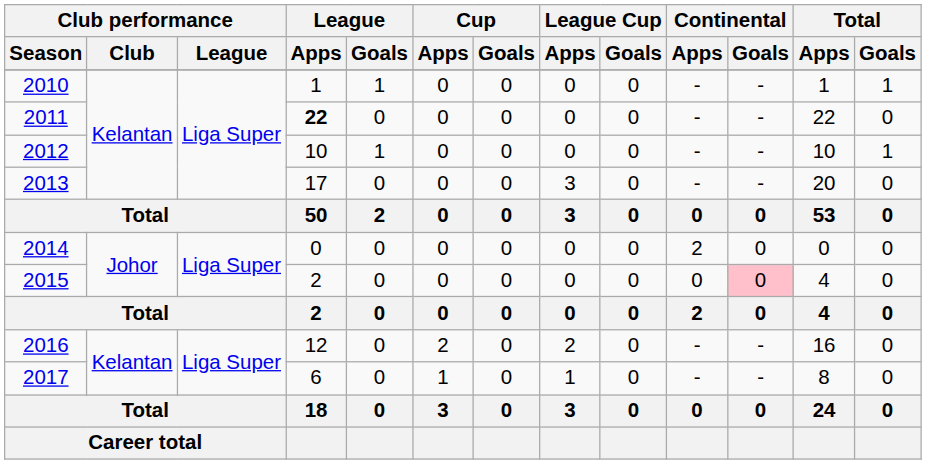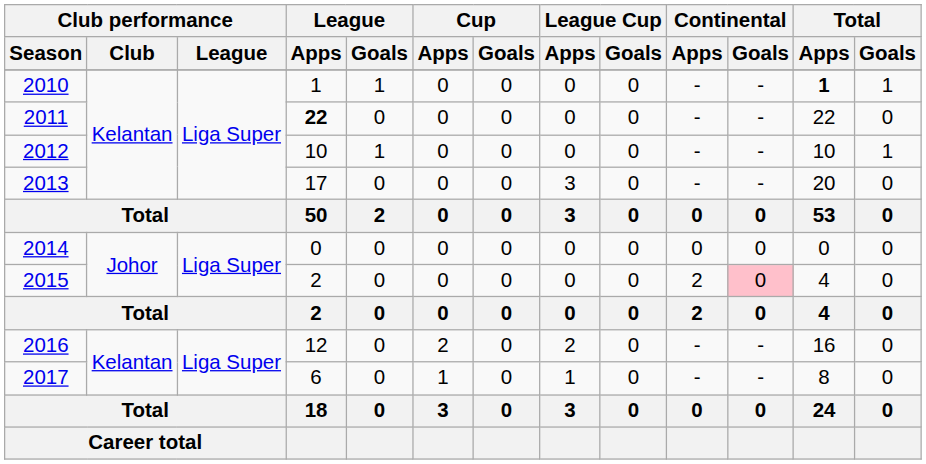(824, 85) normal -> (824, 85) bold
(697, 248) 2 -> (697, 248) 0
(697, 280) 0 -> (697, 280) 2
